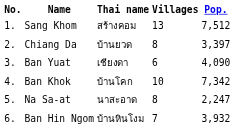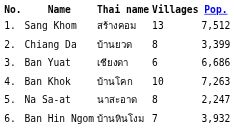(216, 45) 3,397 -> (216, 45) 3,399
(216, 63) 4,090 -> (216, 63) 6,686
(216, 82) 7,342 -> (216, 82) 7,263
